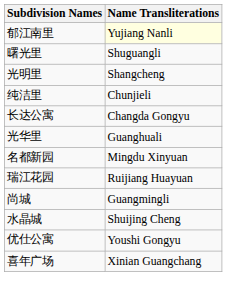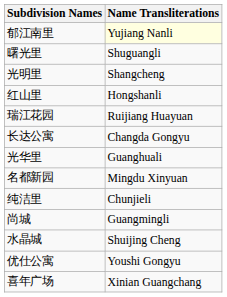+ row: (25, 95)
rows swapped: (25, 95) <-> (30, 178)
